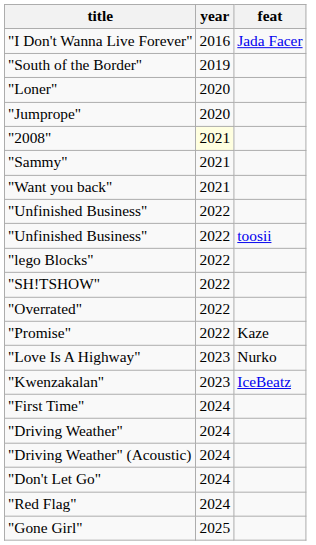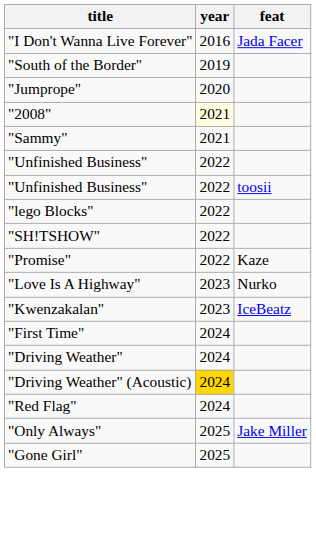- row: (33, 89)
- row: (60, 187)
- row: (45, 308)
(215, 455) no background -> (215, 382) gold background
- row: (54, 479)
+ row: (55, 430)
